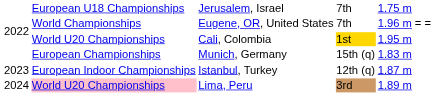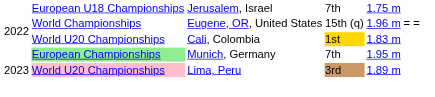(344, 23) 7th -> (344, 23) 15th (q)
(395, 39) 1.95 m -> (384, 39) 1.83 m
(96, 54) no background -> (96, 54) lightgreen background
(356, 54) 15th (q) -> (333, 54) 7th
(395, 54) 1.83 m -> (384, 54) 1.95 m
- row: (238, 70)
(17, 85) 2024 -> (17, 70) 2023
